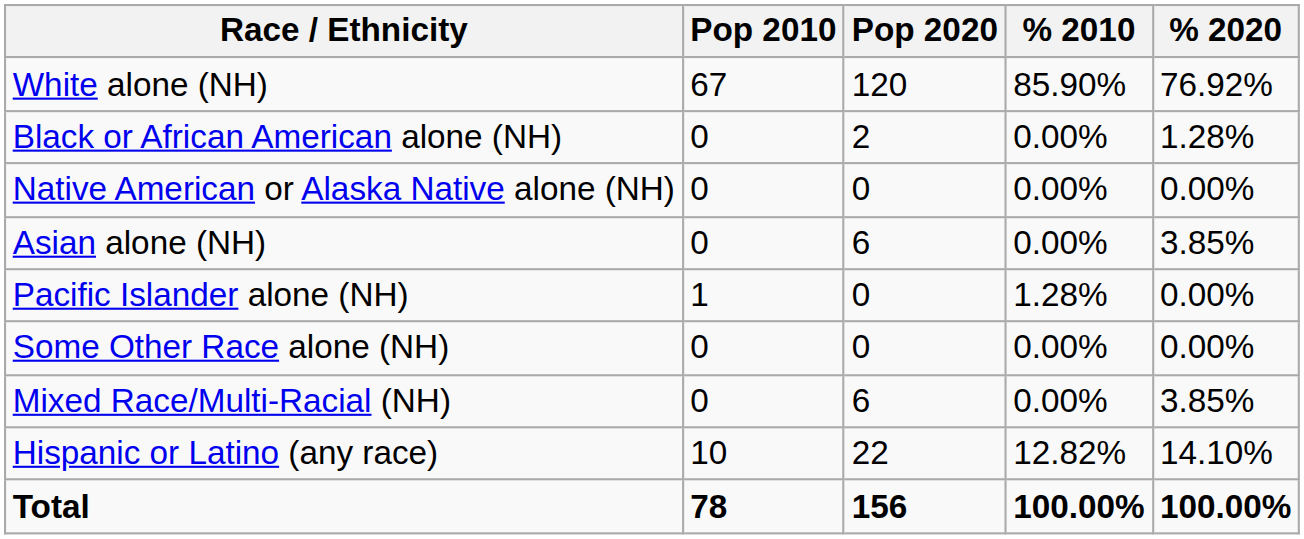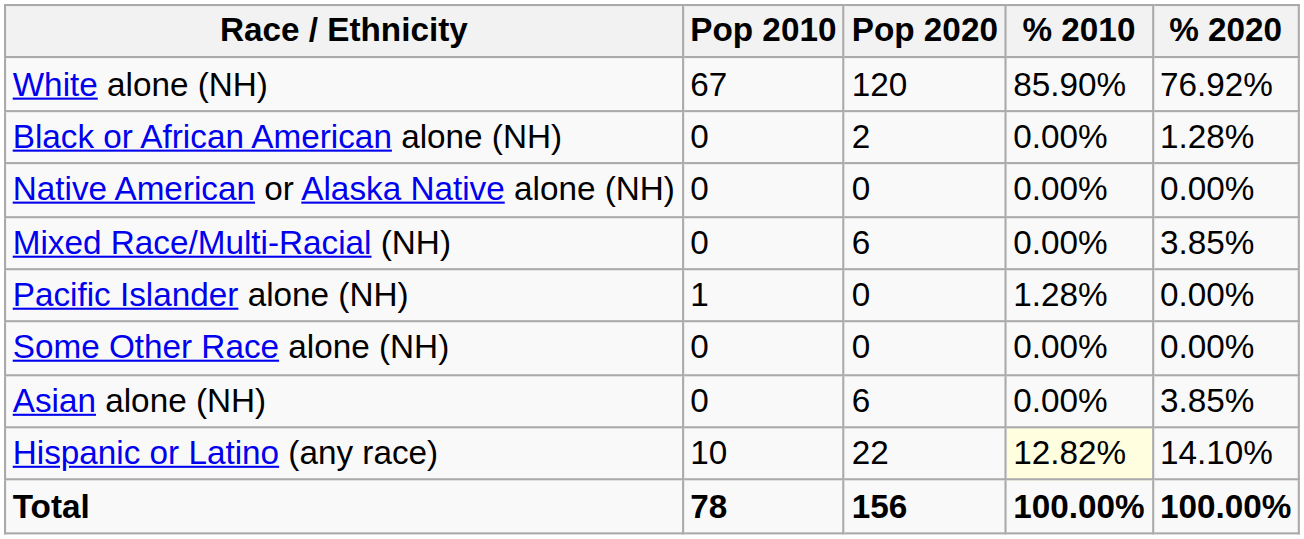rows swapped: (139, 242) <-> (232, 400)
(1070, 453) no background -> (1070, 453) lightyellow background
